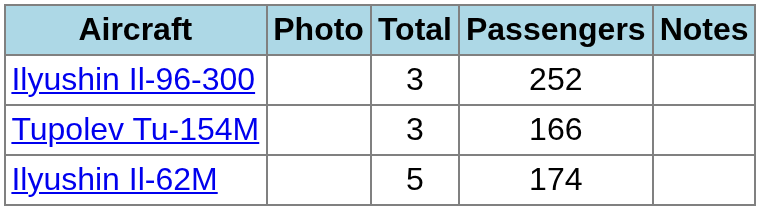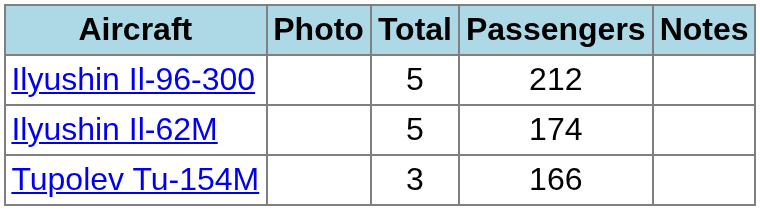(415, 79) 3 -> (415, 79) 5
(556, 79) 252 -> (556, 79) 212
rows swapped: (135, 129) <-> (115, 179)
